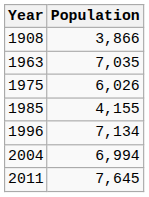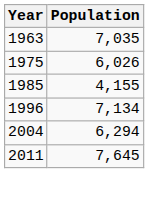- row: (26, 39)
(117, 156) 6,994 -> (117, 132) 6,294
